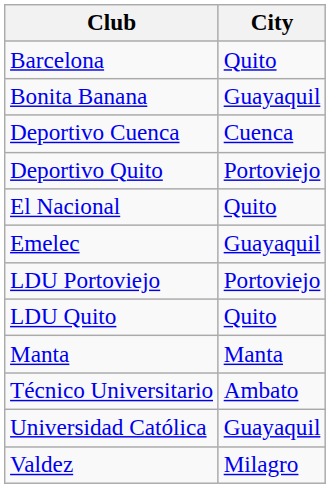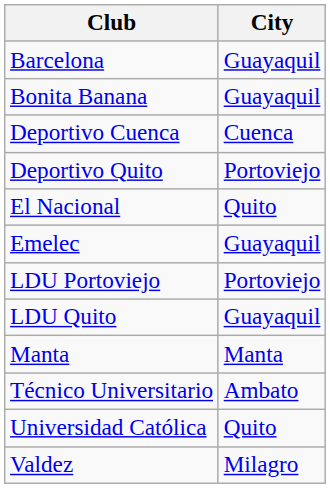(250, 59) Quito -> (272, 59) Guayaquil
(250, 317) Quito -> (272, 317) Guayaquil
(272, 427) Guayaquil -> (250, 427) Quito
